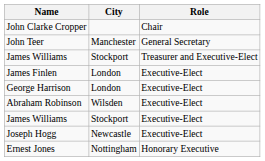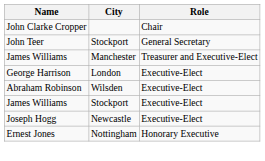(113, 42) Manchester -> (110, 42) Stockport
(110, 57) Stockport -> (113, 57) Manchester
- row: (32, 73)
